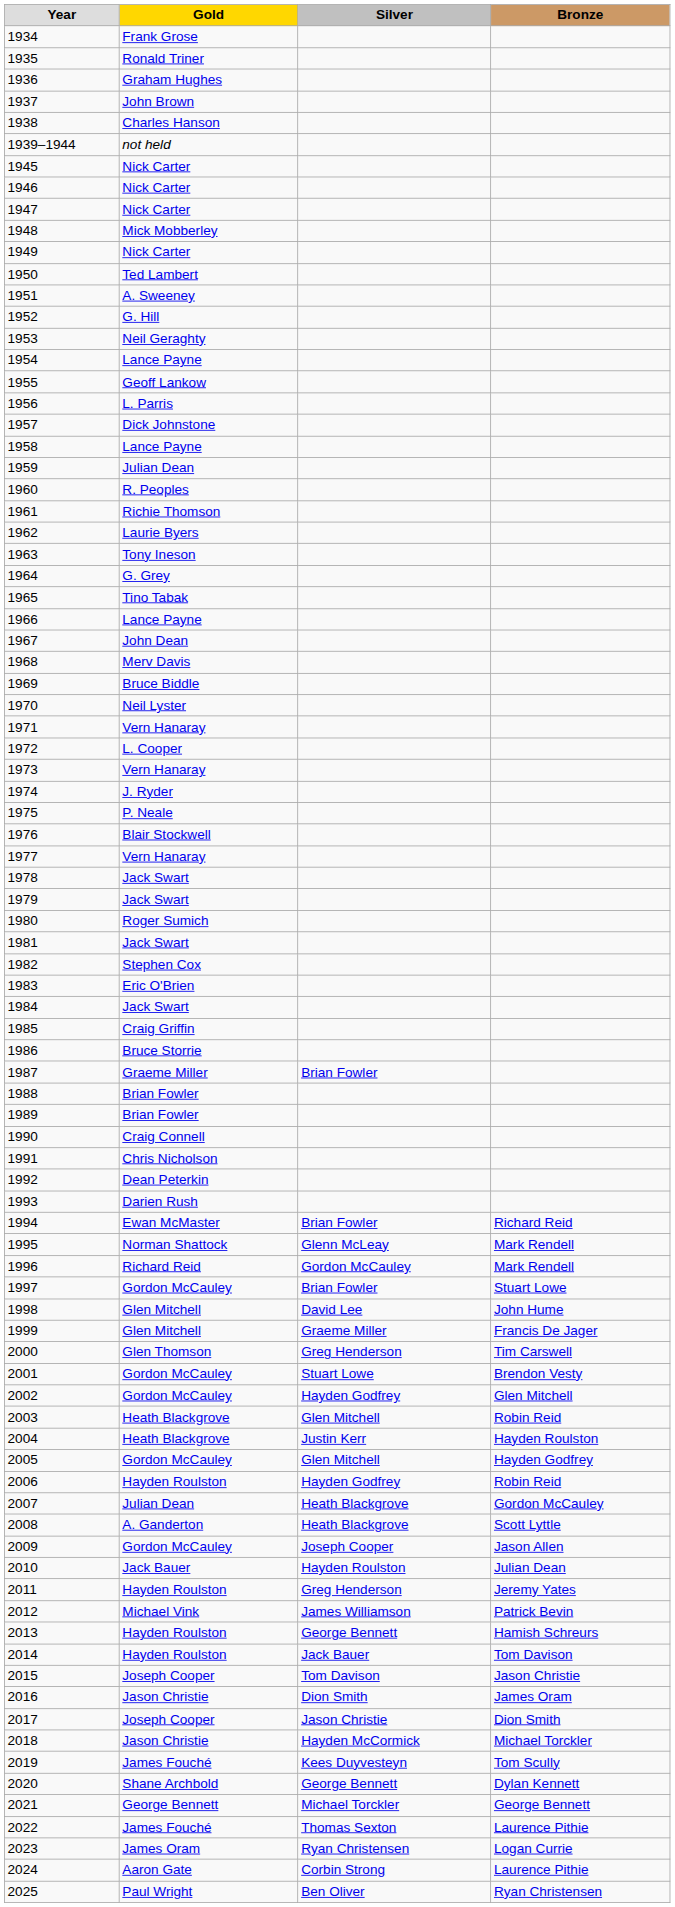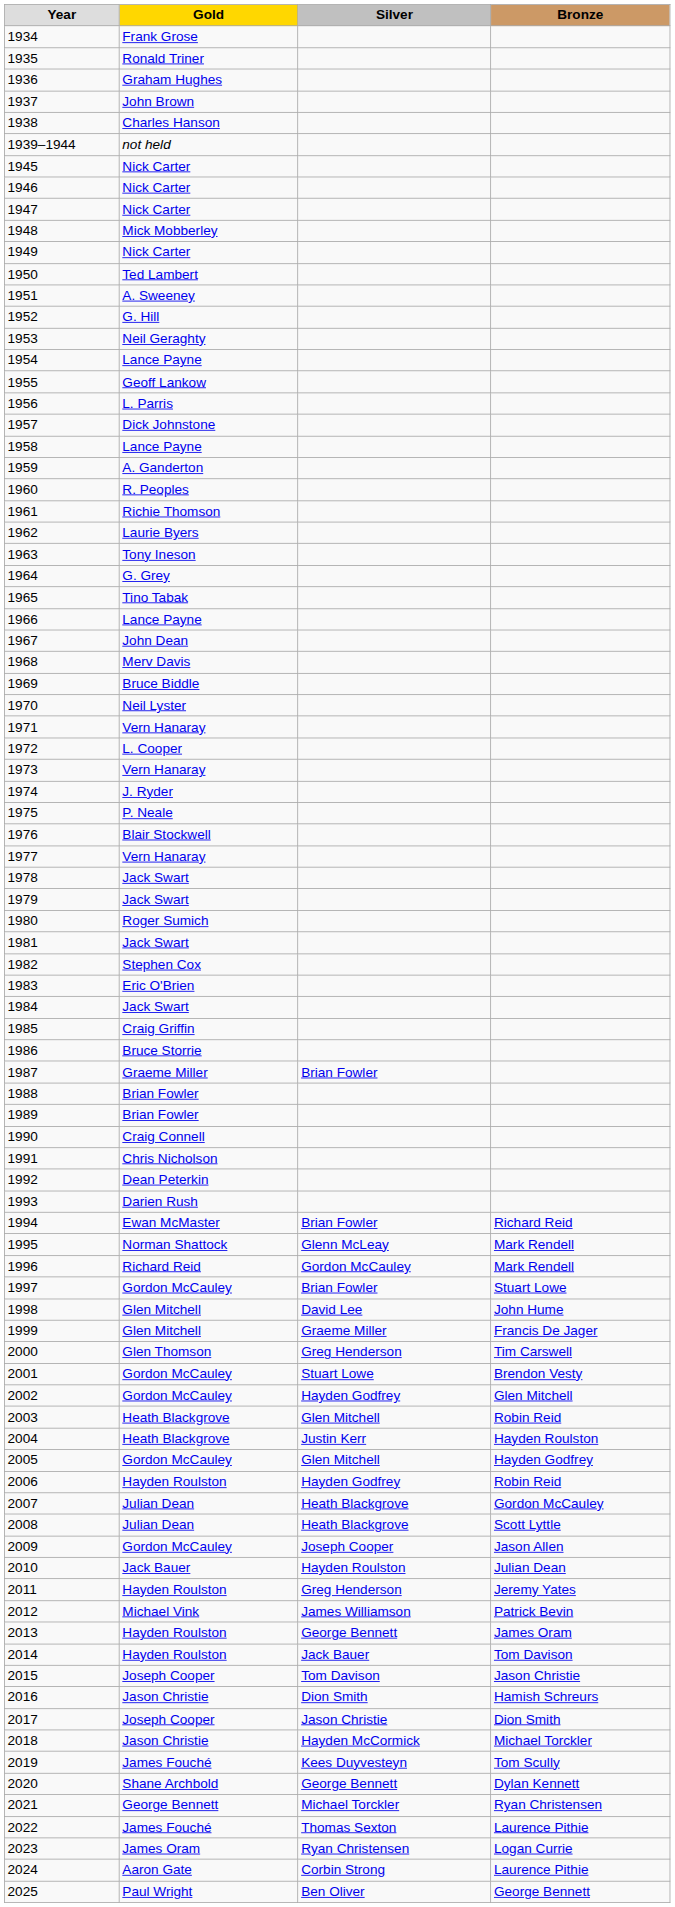(158, 468) Julian Dean -> (163, 468) A. Ganderton
(163, 1525) A. Ganderton -> (158, 1525) Julian Dean
(546, 1632) Hamish Schreurs -> (533, 1632) James Oram
(533, 1697) James Oram -> (546, 1697) Hamish Schreurs
(542, 1805) George Bennett -> (548, 1805) Ryan Christensen
(548, 1891) Ryan Christensen -> (542, 1891) George Bennett
